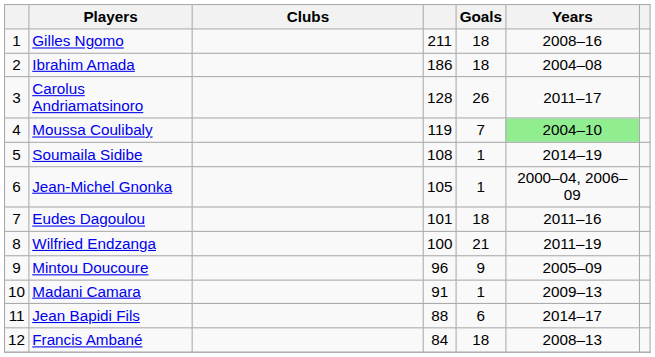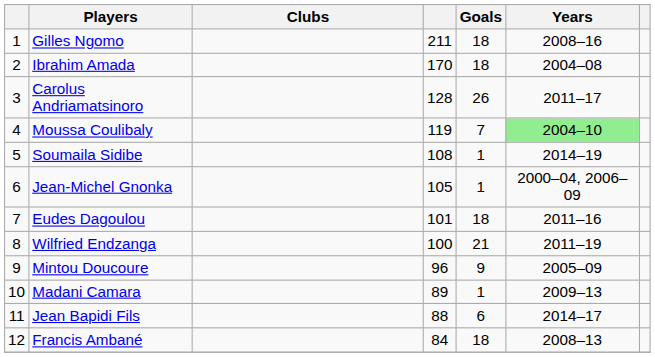(440, 65) 186 -> (440, 65) 170
(440, 292) 91 -> (440, 292) 89
